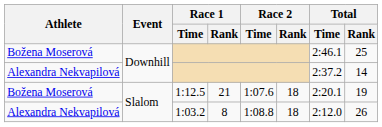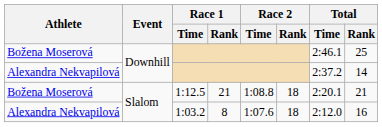(259, 92) 1:07.6 -> (259, 92) 1:08.8
(361, 92) 19 -> (361, 92) 21
(259, 112) 1:08.8 -> (259, 112) 1:07.6
(361, 112) 26 -> (361, 112) 16
